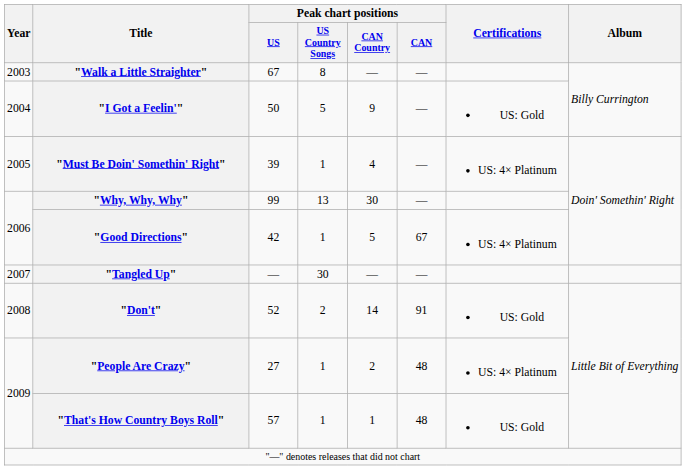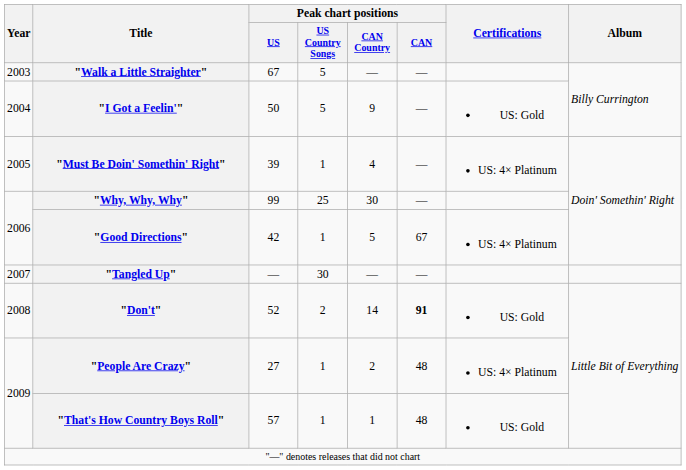(323, 72) 8 -> (323, 72) 5
(323, 200) 13 -> (323, 200) 25
(422, 310) normal -> (422, 310) bold
